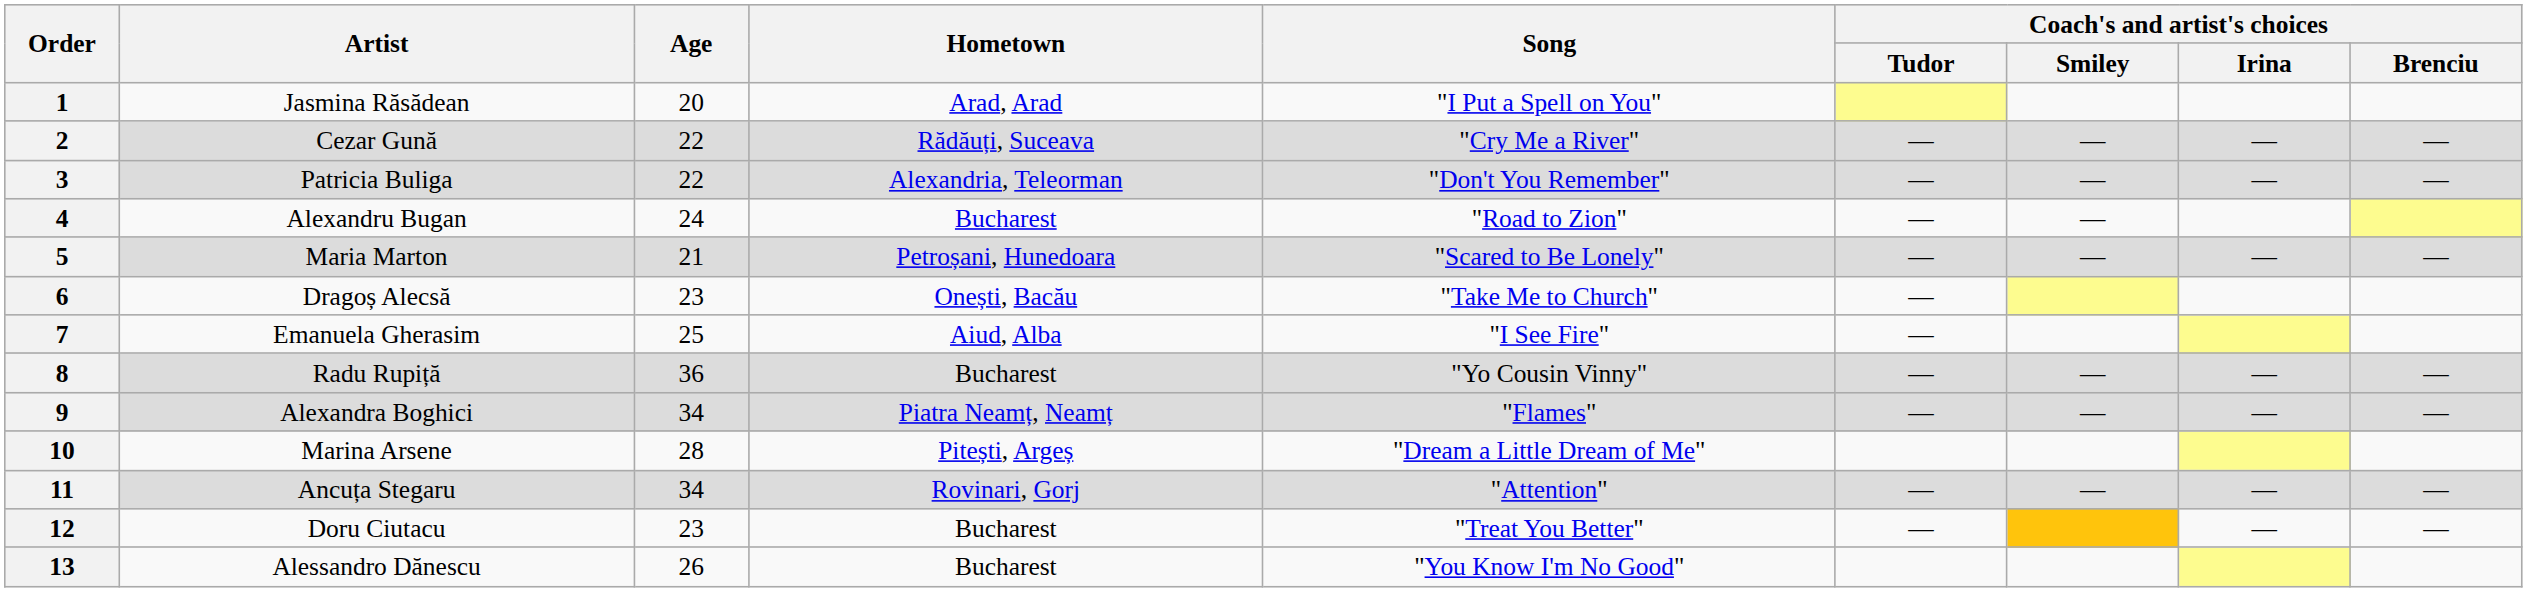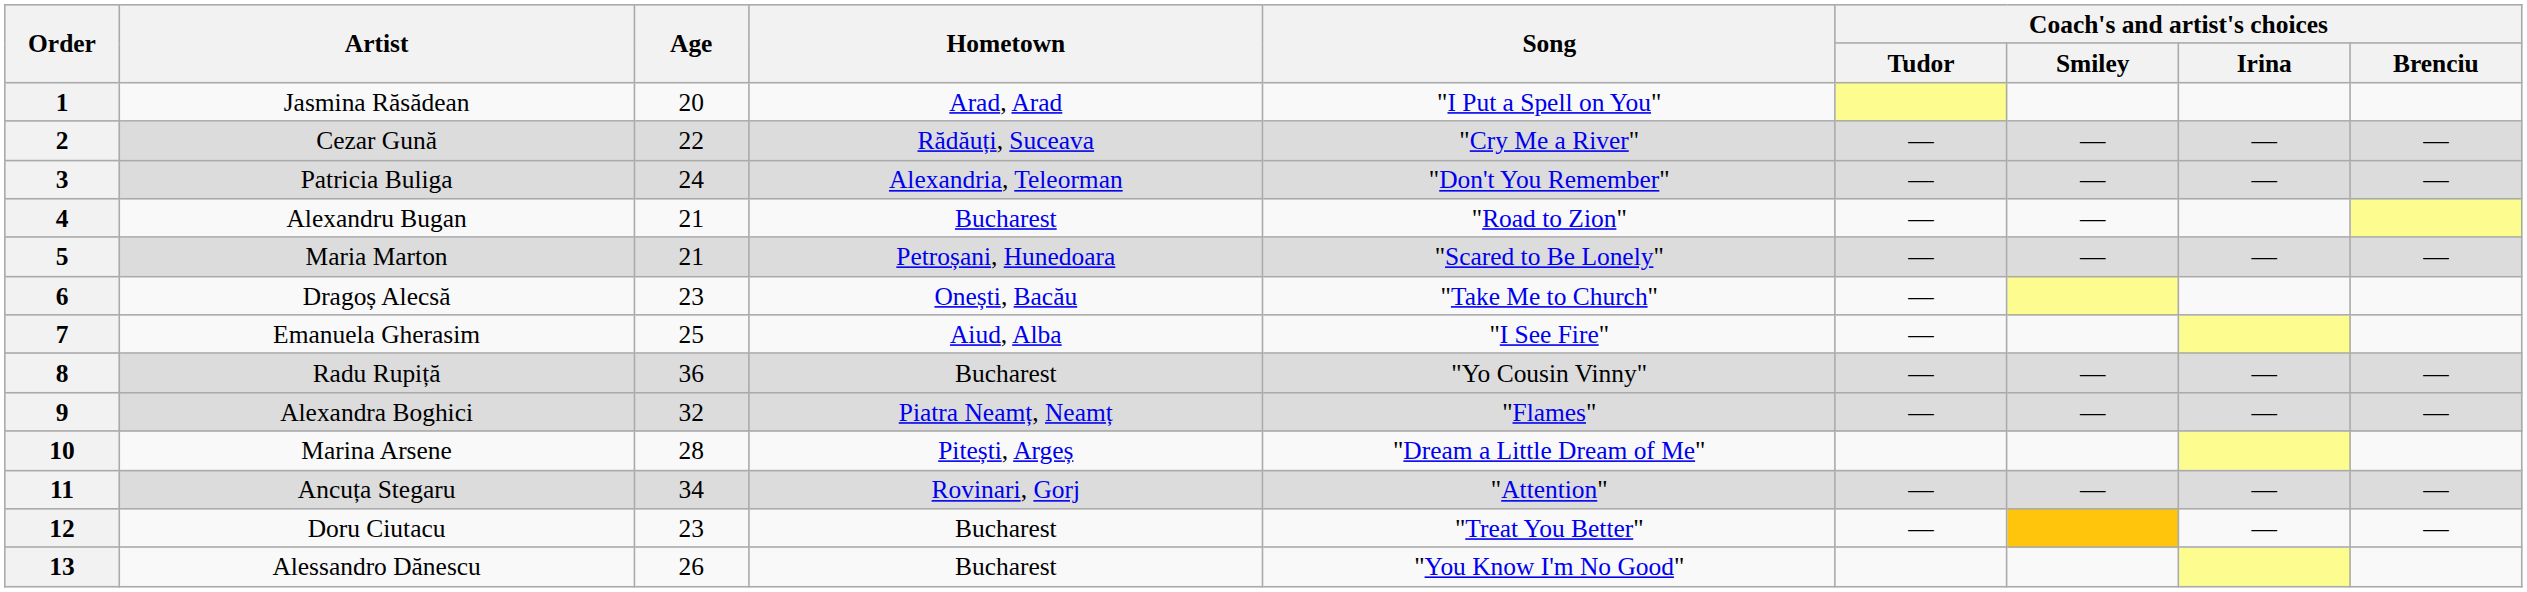(691, 179) 22 -> (691, 179) 24
(691, 218) 24 -> (691, 218) 21
(691, 412) 34 -> (691, 412) 32
